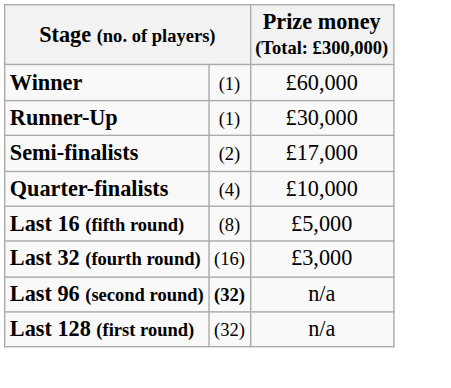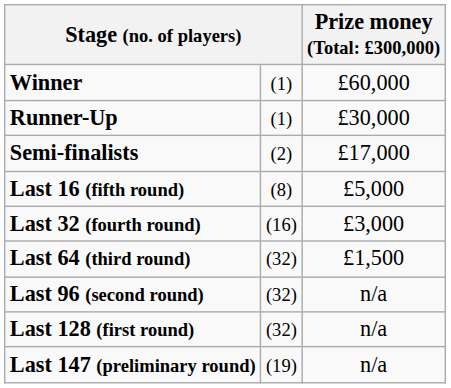- row: (89, 188)
+ row: (100, 258)
(229, 294) bold -> (281, 295) normal
+ row: (133, 364)
